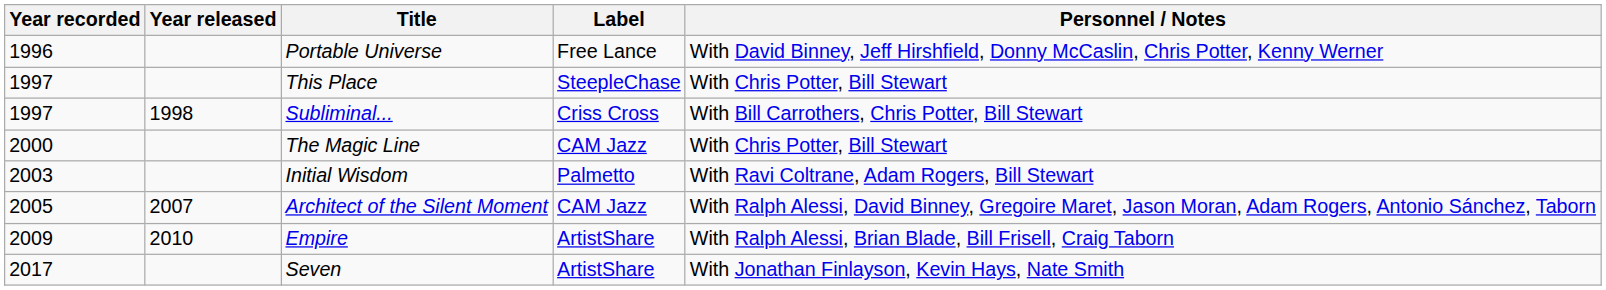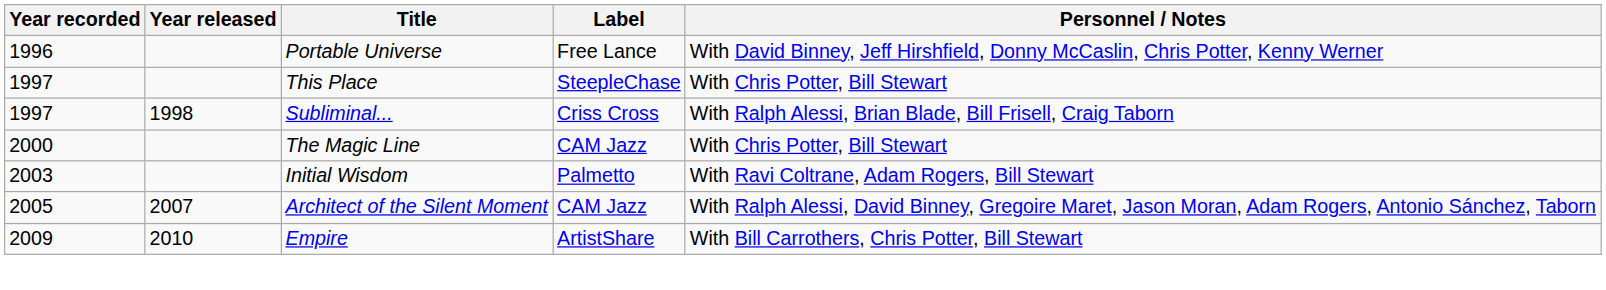(886, 113) With Bill Carrothers, Chris Potter, Bill Stewart -> (932, 113) With Ralph Alessi, Brian Blade, Bill Frisell, Craig Taborn
(932, 238) With Ralph Alessi, Brian Blade, Bill Frisell, Craig Taborn -> (886, 238) With Bill Carrothers, Chris Potter, Bill Stewart
- row: (313, 269)
